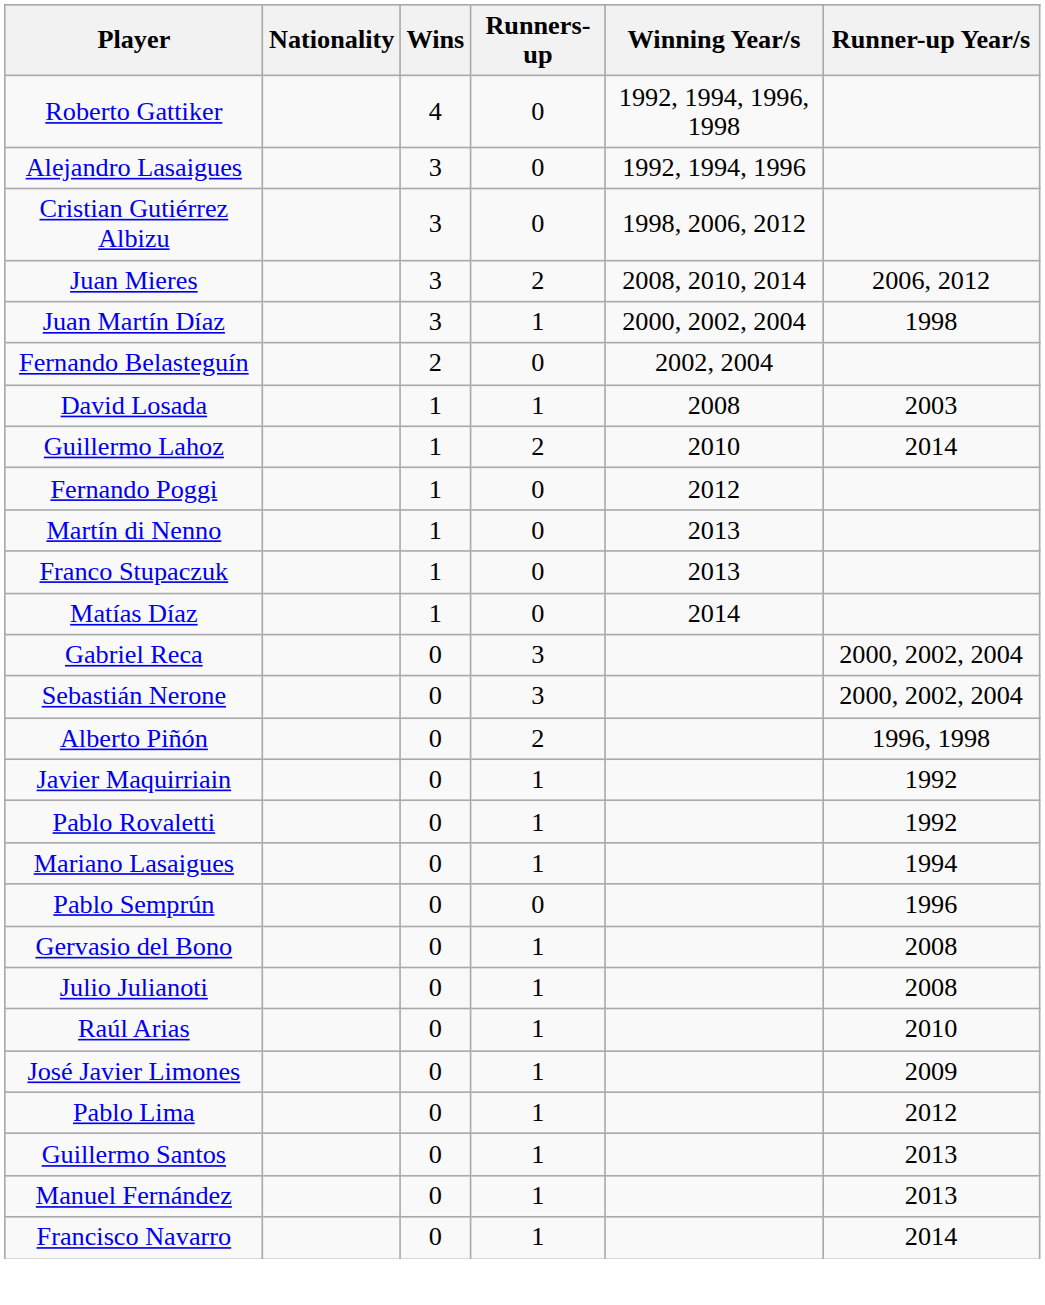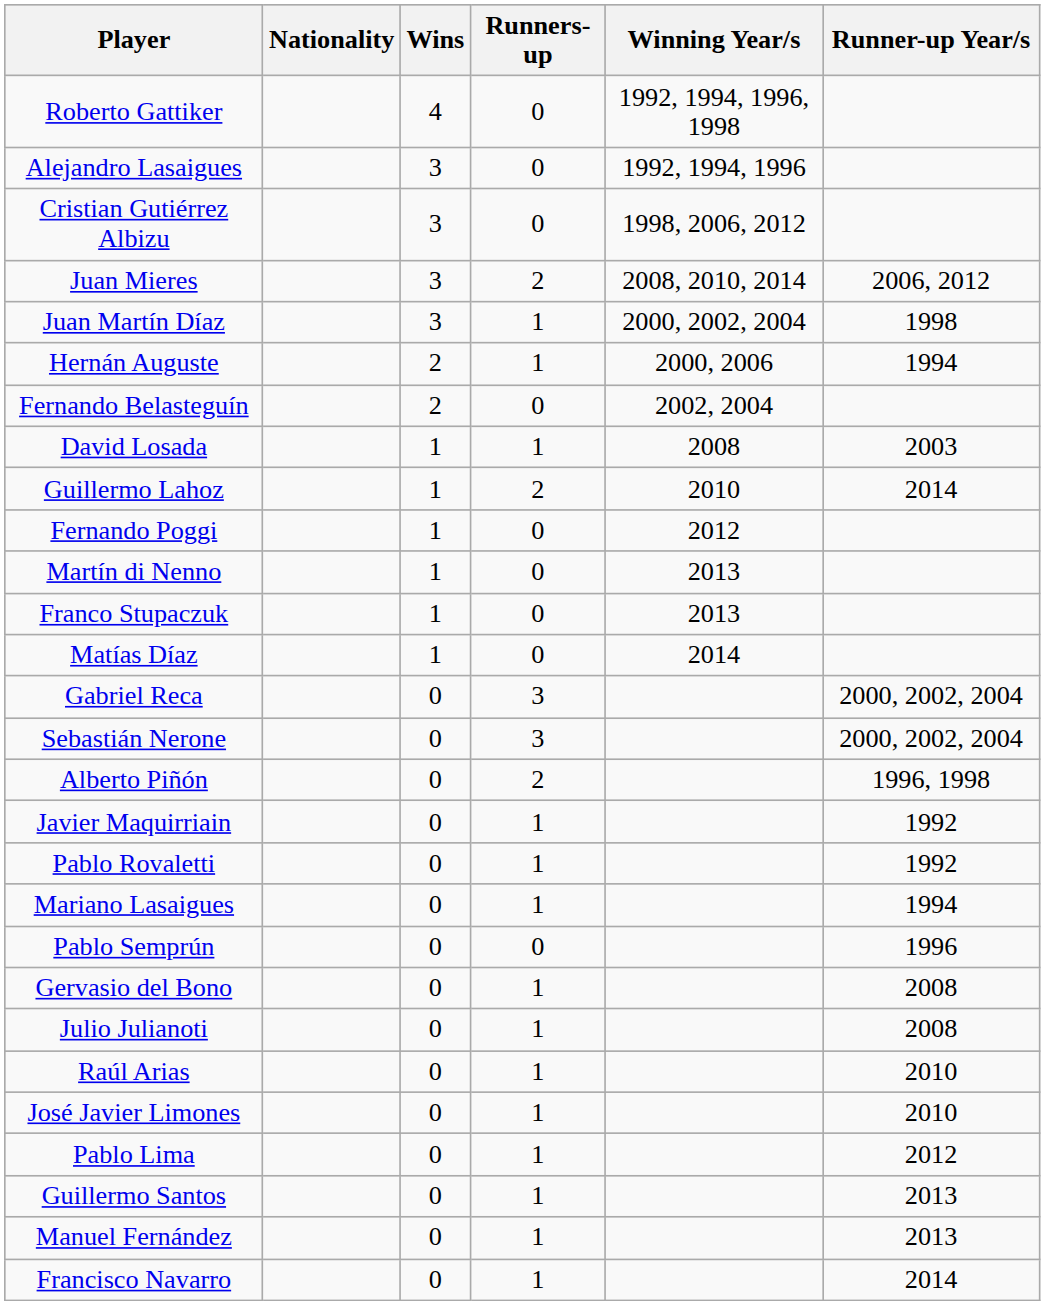+ row: (134, 363)
(931, 1071) 2009 -> (931, 1112) 2010
